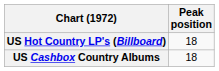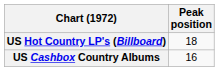(191, 58) 18 -> (191, 58) 16
